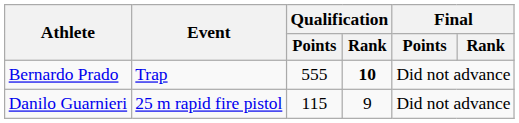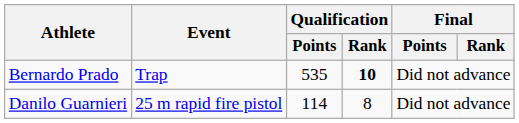(314, 75) 555 -> (314, 75) 535
(314, 103) 115 -> (314, 103) 114
(367, 103) 9 -> (367, 103) 8
